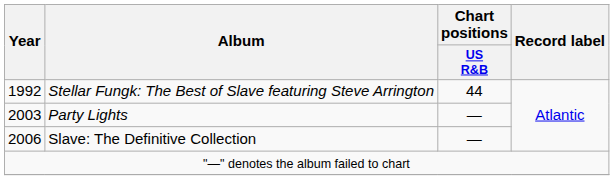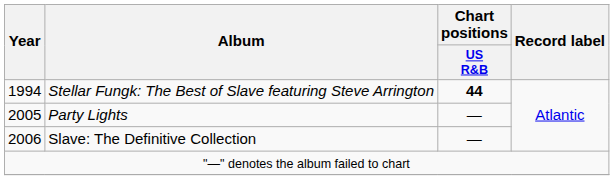(25, 91) 1992 -> (25, 91) 1994
(474, 91) normal -> (474, 91) bold
(25, 115) 2003 -> (25, 115) 2005
